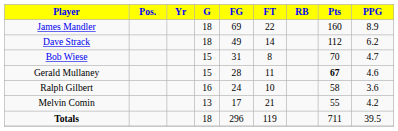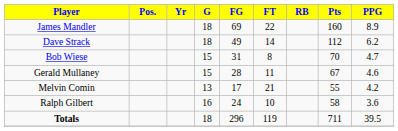(335, 73) bold -> (335, 73) normal
rows swapped: (67, 88) <-> (67, 103)
